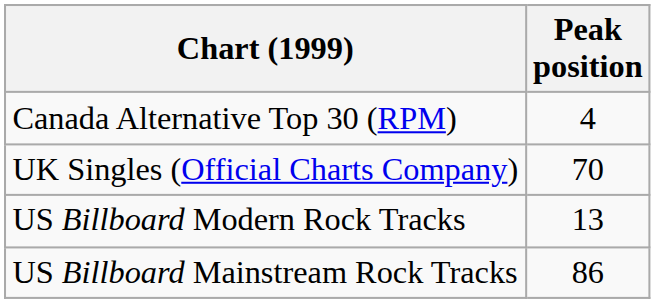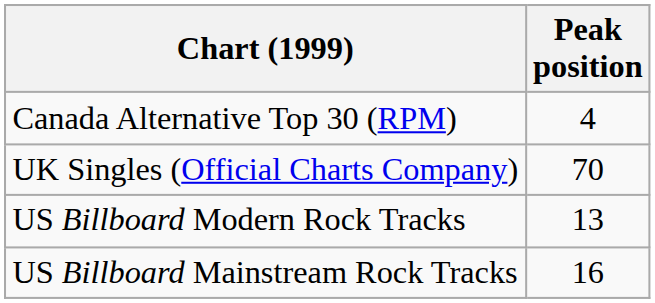(588, 271) 86 -> (588, 271) 16
